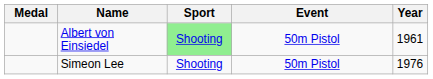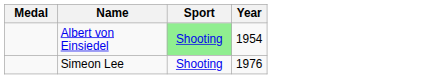- column: (312, 13)
(410, 39) 1961 -> (249, 39) 1954
